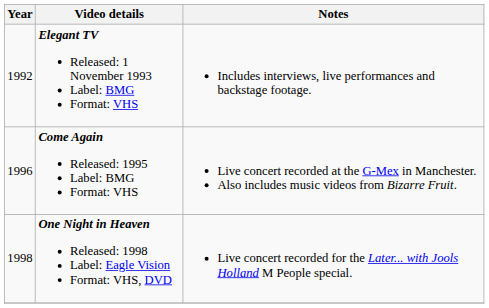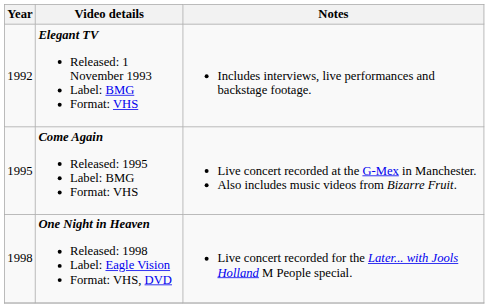(20, 170) 1996 -> (20, 170) 1995
